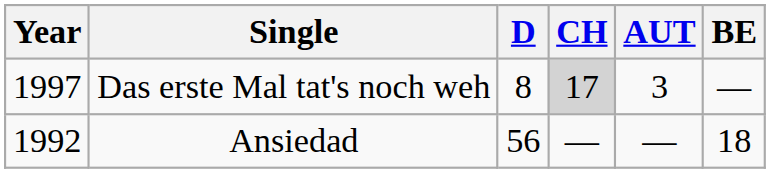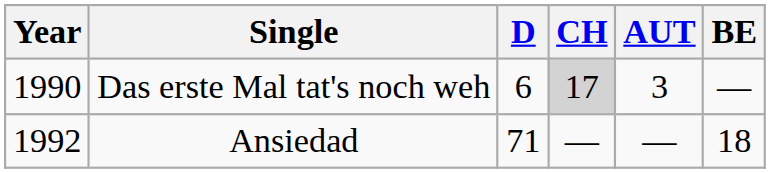(47, 85) 1997 -> (47, 85) 1990
(523, 85) 8 -> (523, 85) 6
(523, 140) 56 -> (523, 140) 71
